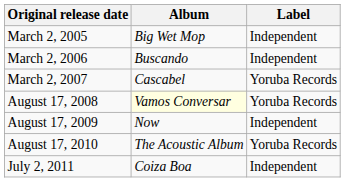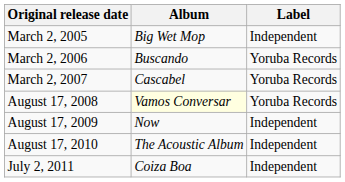(283, 58) Independent -> (293, 58) Yoruba Records
(293, 144) Yoruba Records -> (283, 144) Independent
